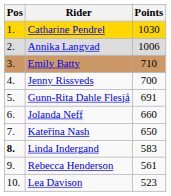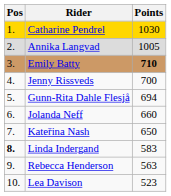(149, 47) 1006 -> (149, 47) 1005
(149, 64) normal -> (149, 64) bold
(149, 98) 691 -> (149, 98) 694
(149, 166) 561 -> (149, 166) 563
